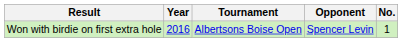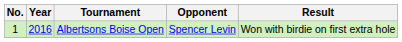columns swapped: (387, 13) <-> (84, 13)
